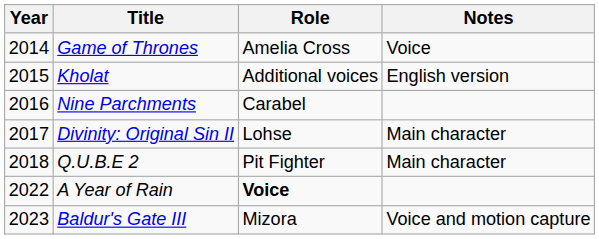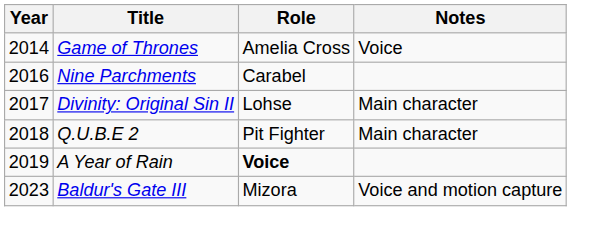- row: (83, 76)
(29, 190) 2022 -> (29, 162) 2019
